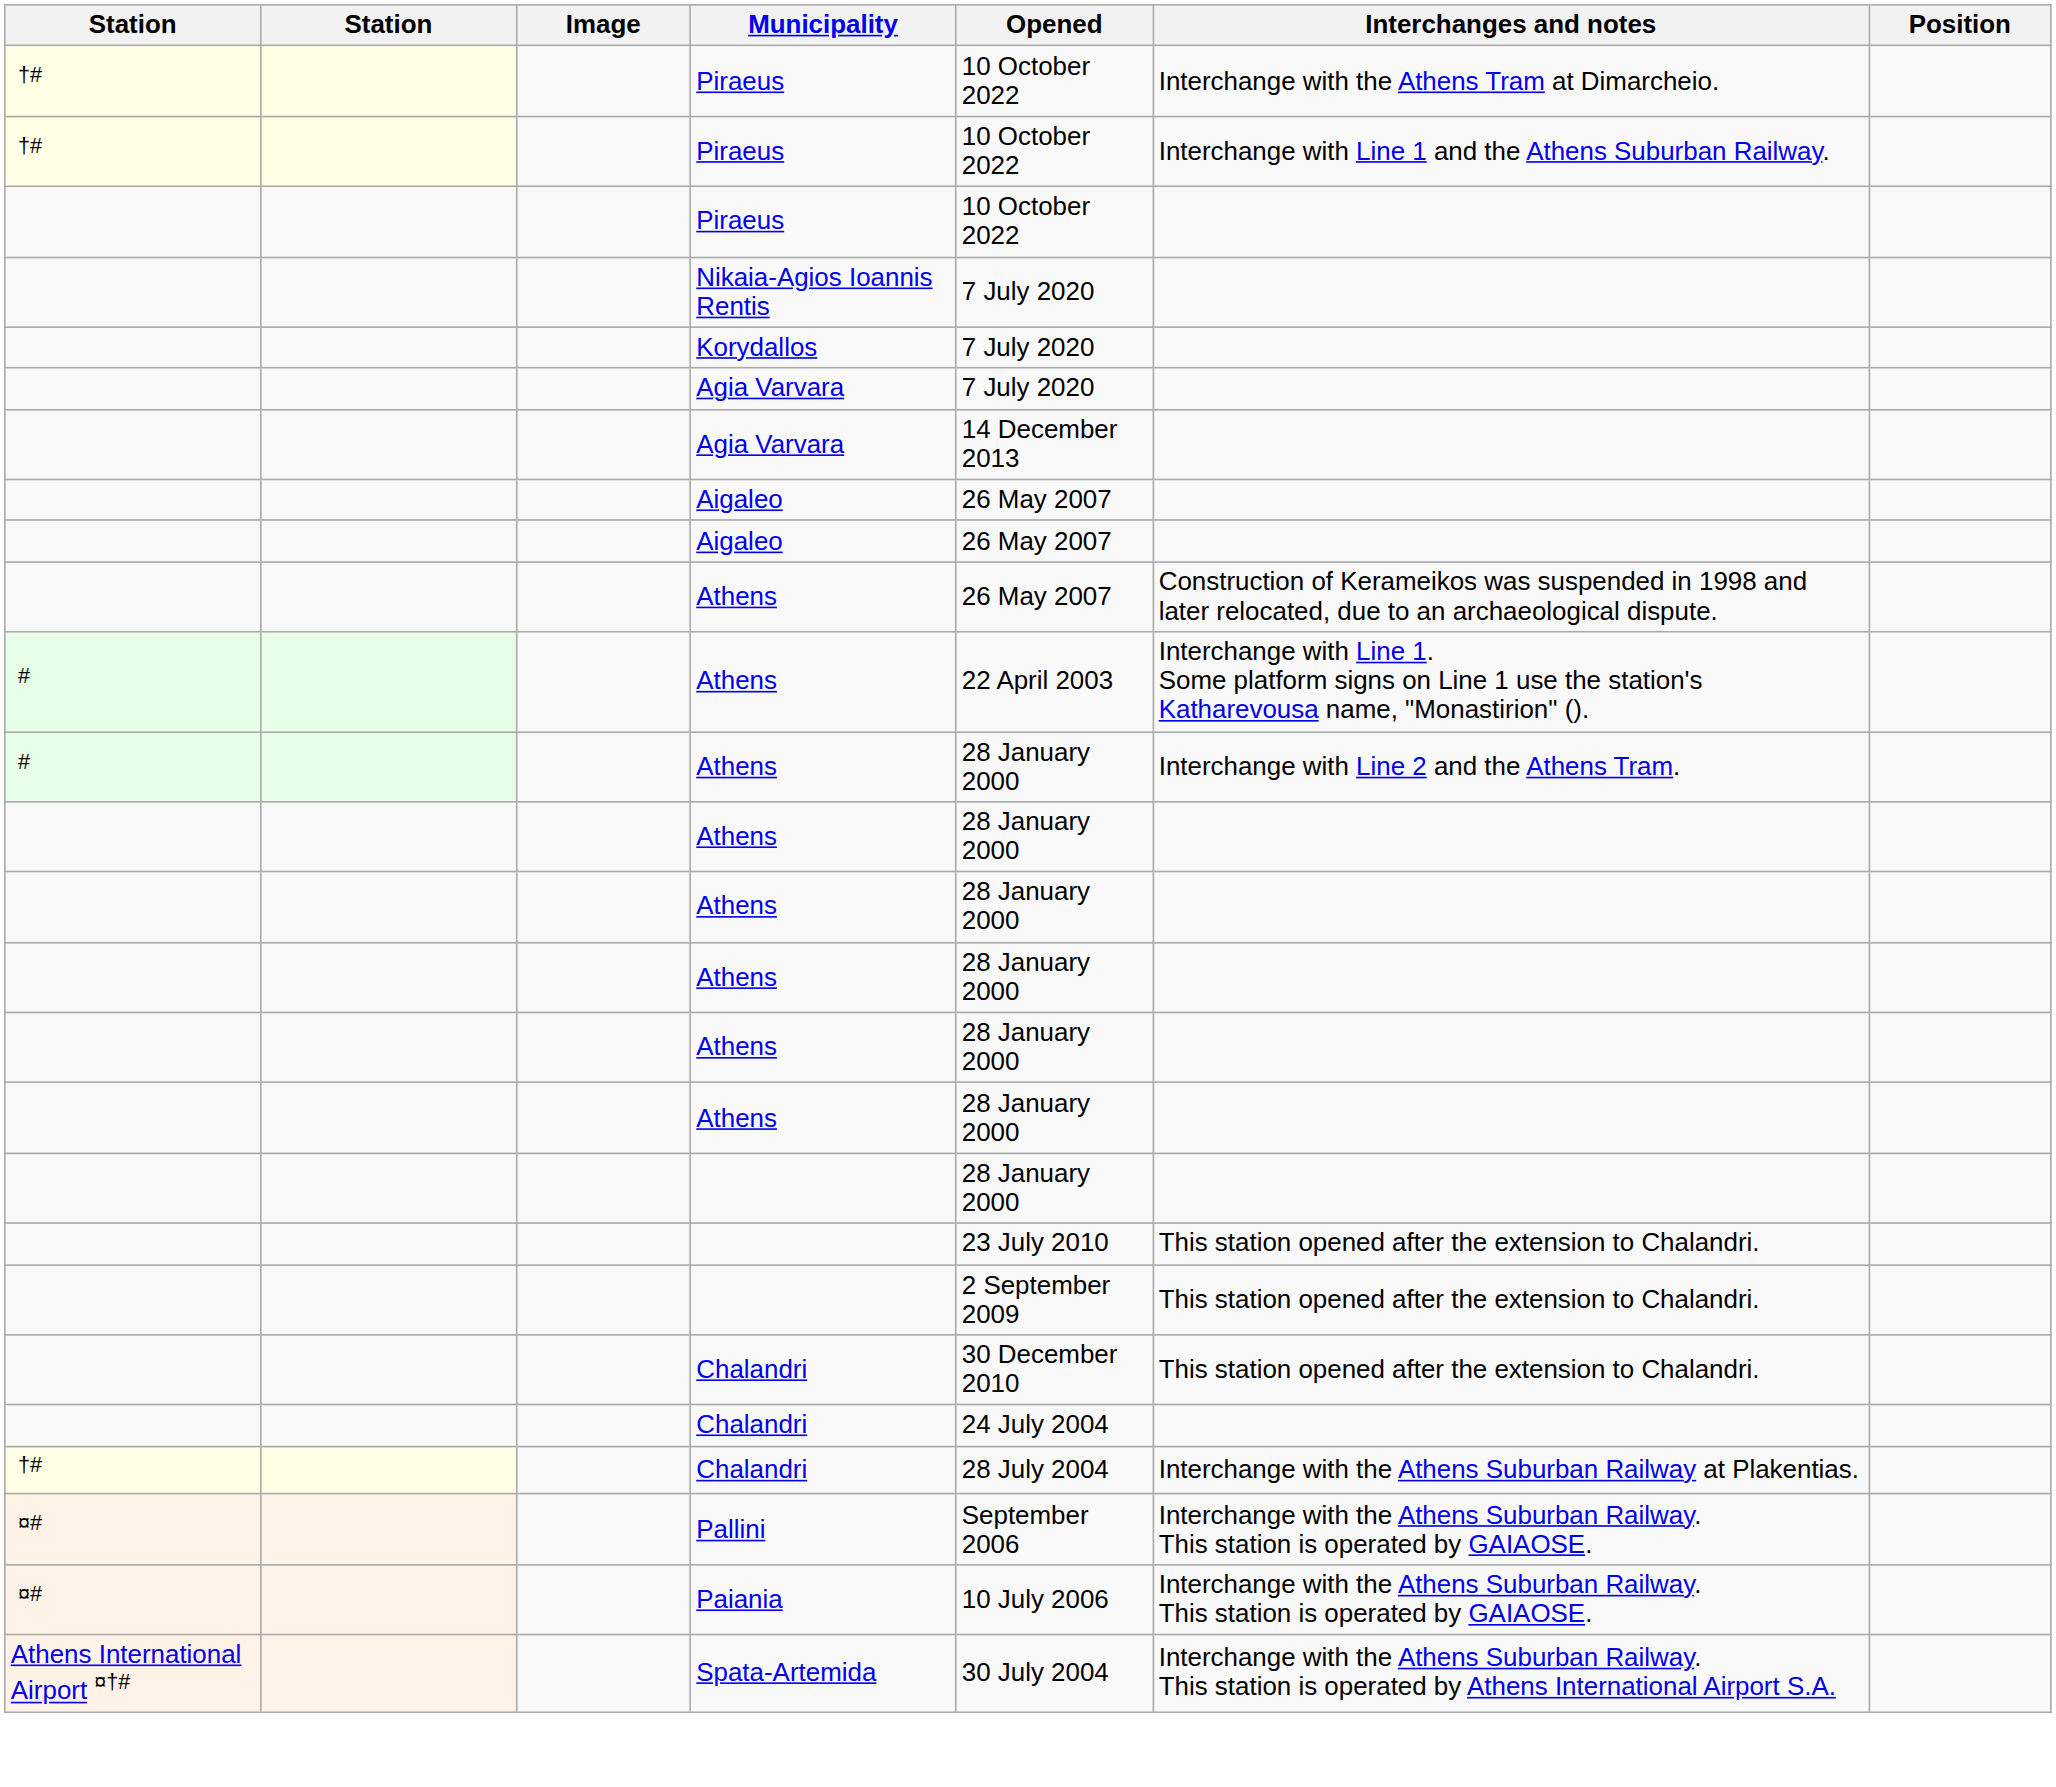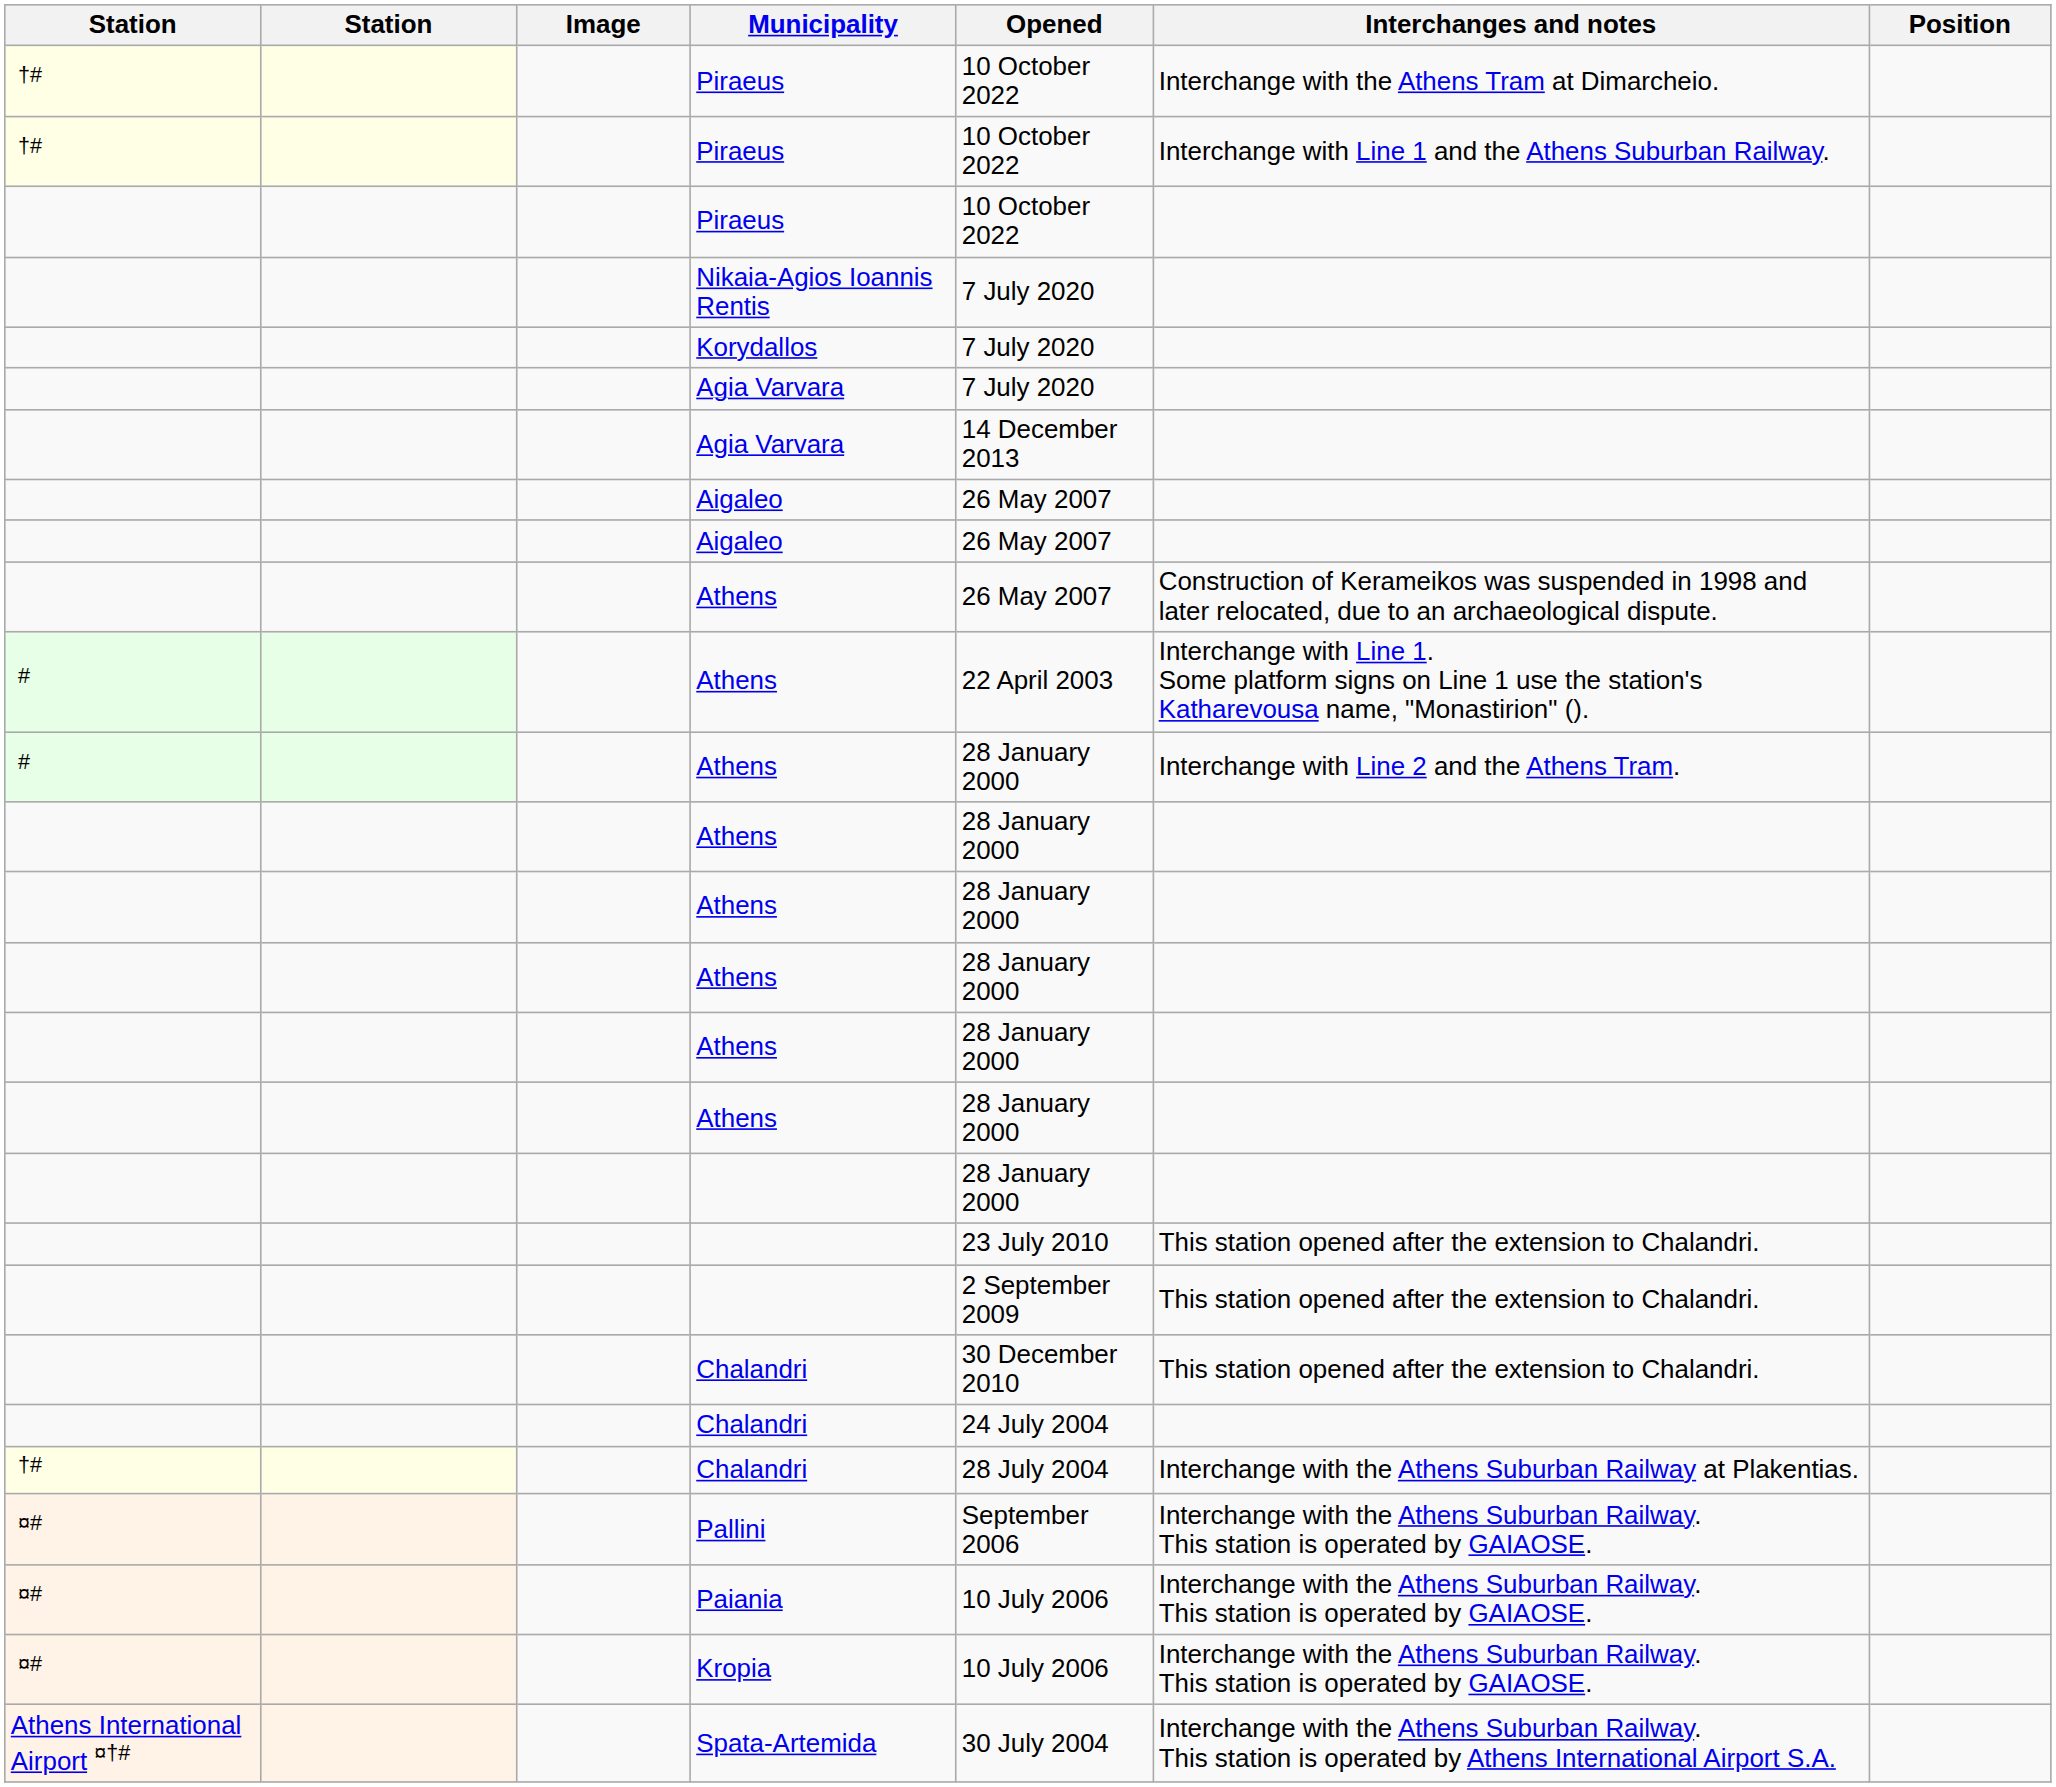+ row: (26, 1669)
